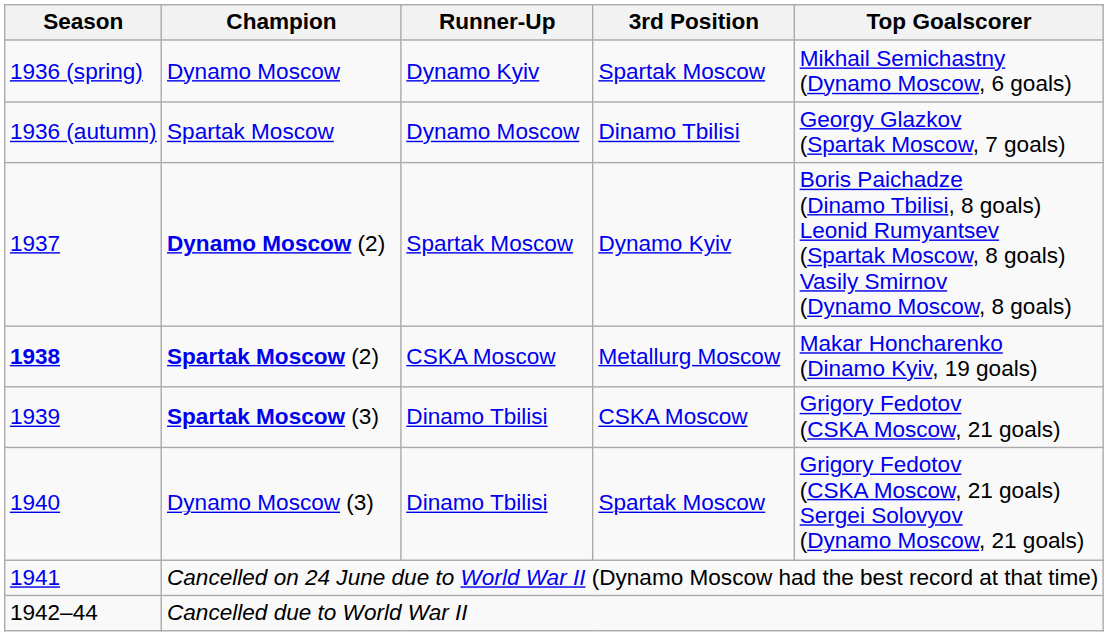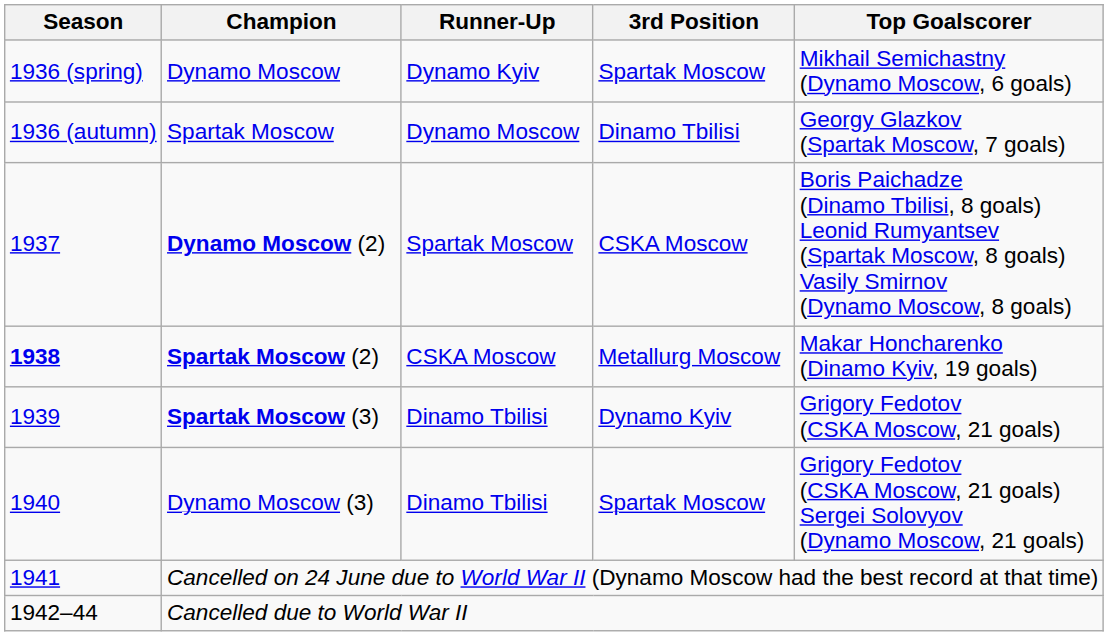(665, 243) Dynamo Kyiv -> (673, 243) CSKA Moscow
(673, 417) CSKA Moscow -> (665, 417) Dynamo Kyiv
